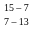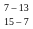rows swapped: (16, 21) <-> (16, 8)
